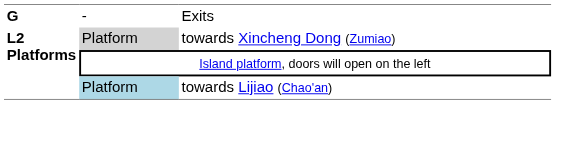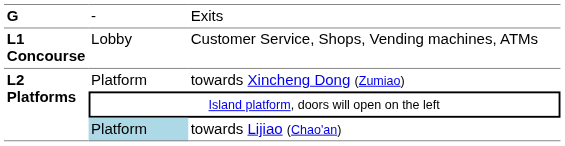+ row: (364, 39)
(110, 38) lightgrey background -> (119, 80) no background
